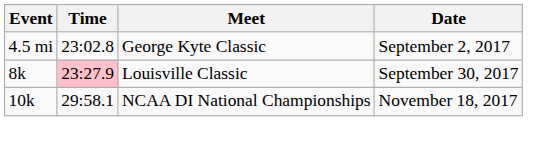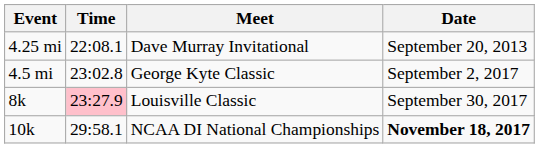+ row: (35, 45)
(448, 101) normal -> (459, 128) bold
